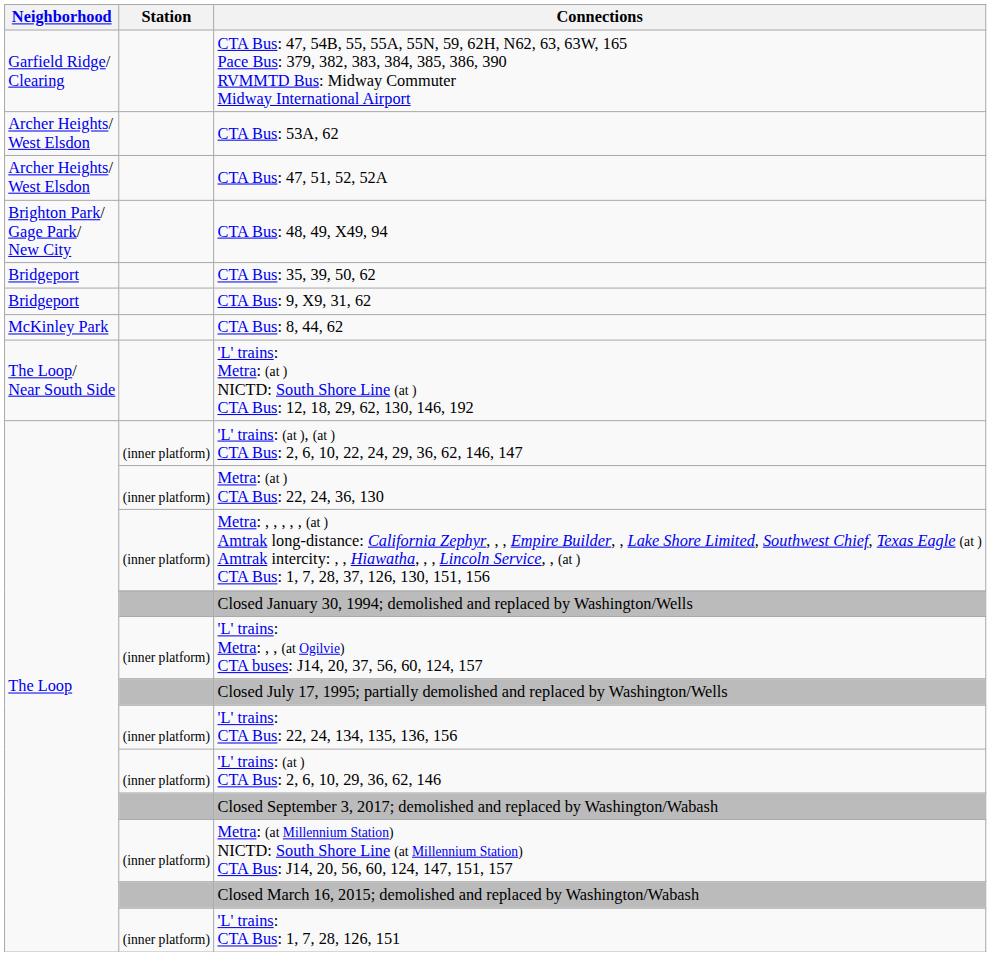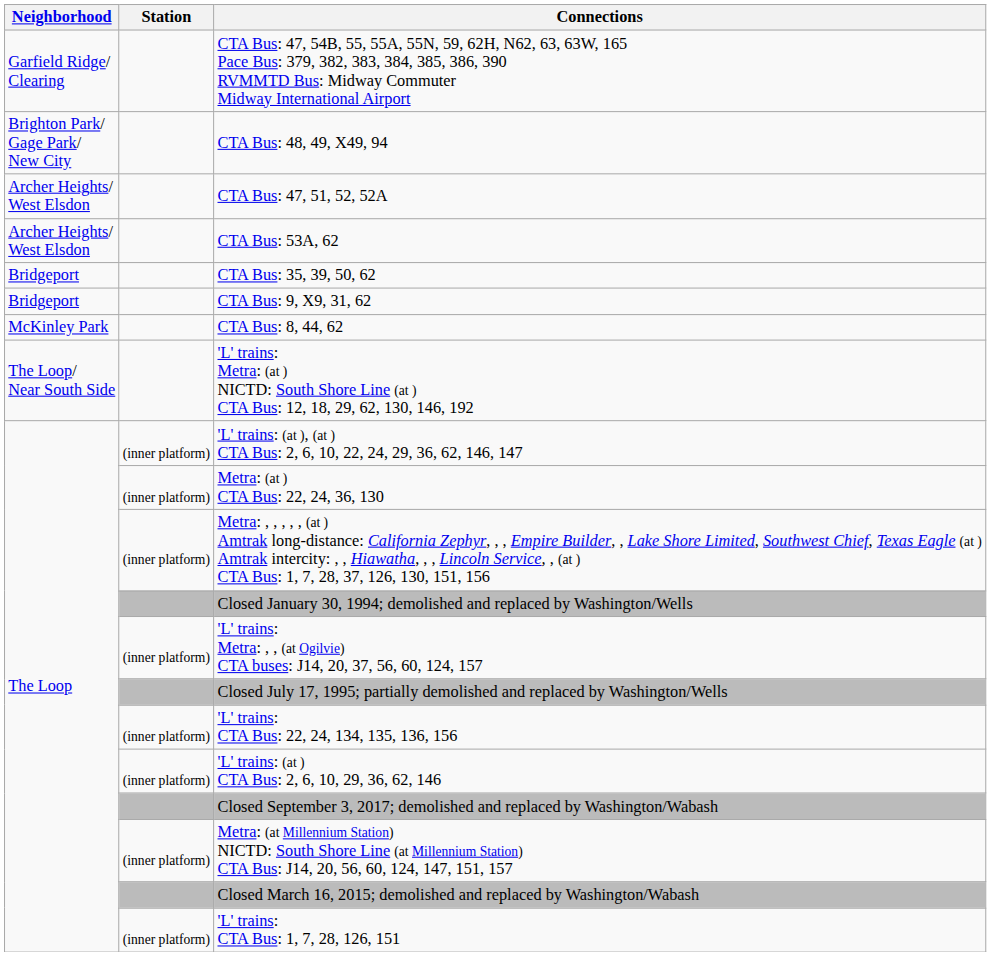rows swapped: (278, 133) <-> (303, 231)
